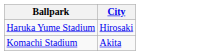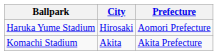+ column: (174, 12)
